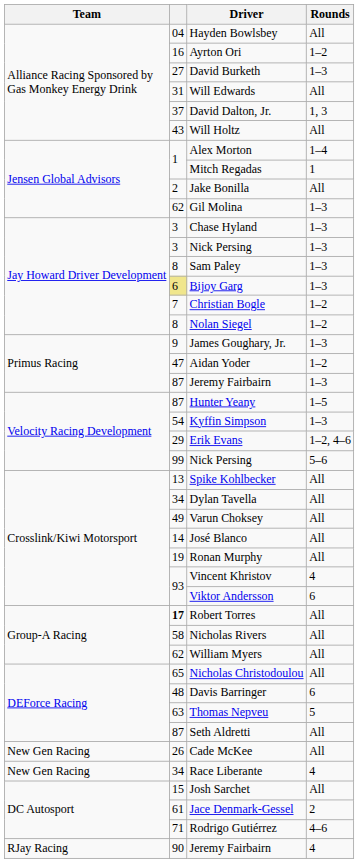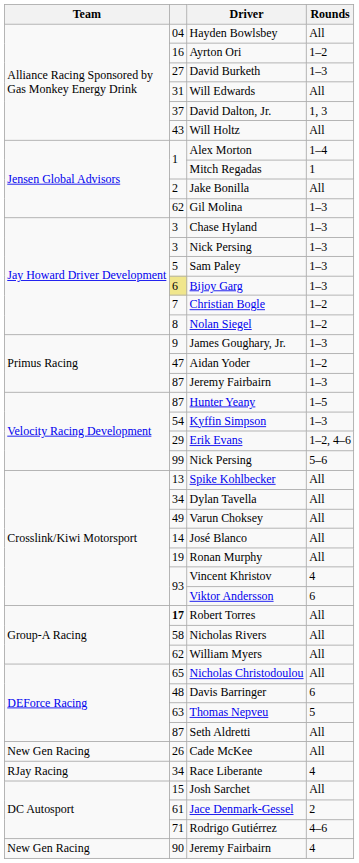(175, 266) 8 -> (175, 266) 5
(48, 770) New Gen Racing -> (38, 770) RJay Racing
(38, 848) RJay Racing -> (48, 848) New Gen Racing
